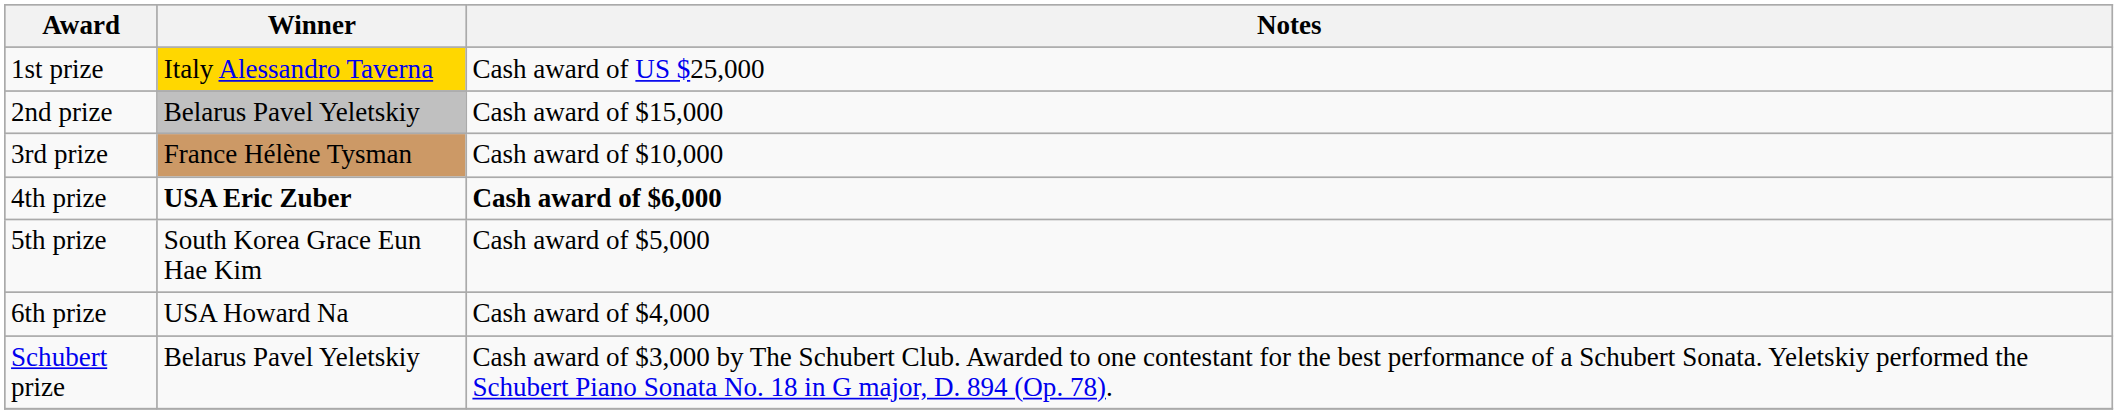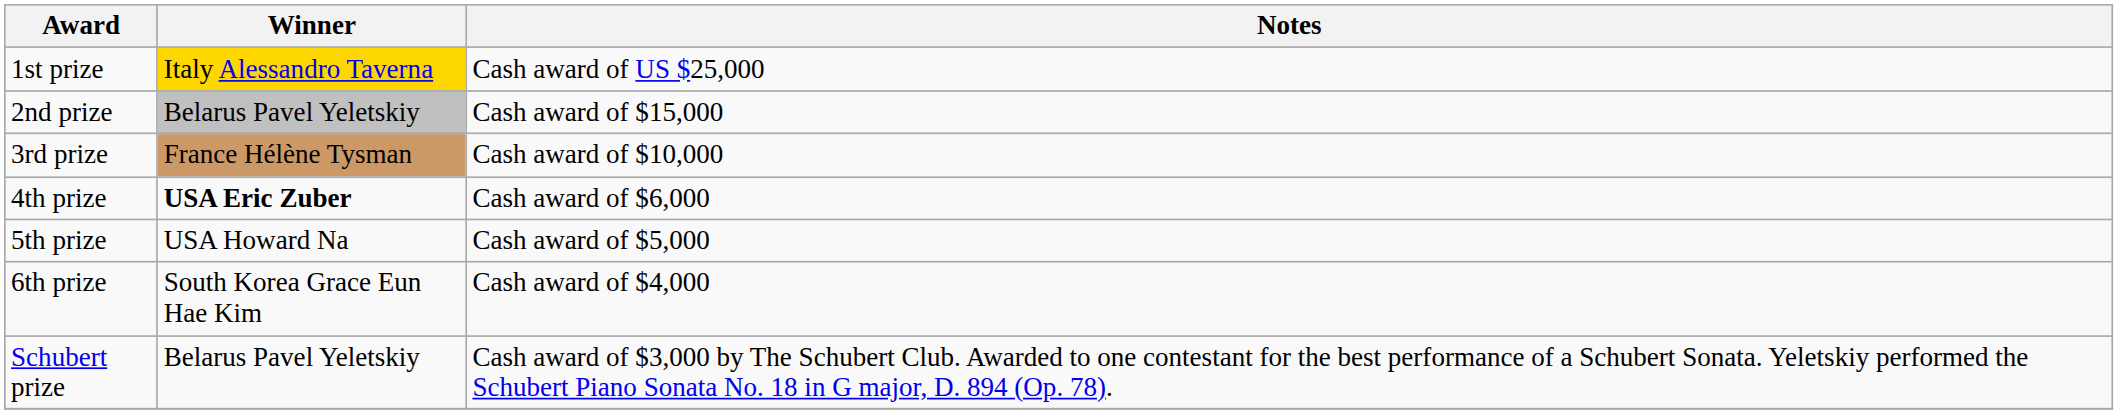(597, 197) bold -> (591, 197) normal
(292, 255) South Korea Grace Eun Hae Kim -> (256, 240) USA Howard Na
(256, 313) USA Howard Na -> (292, 298) South Korea Grace Eun Hae Kim
